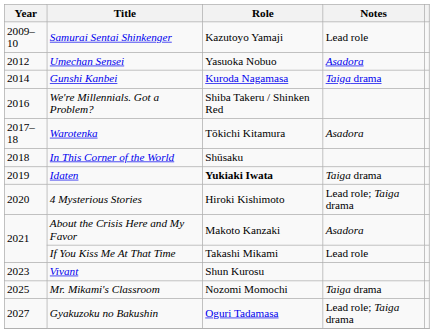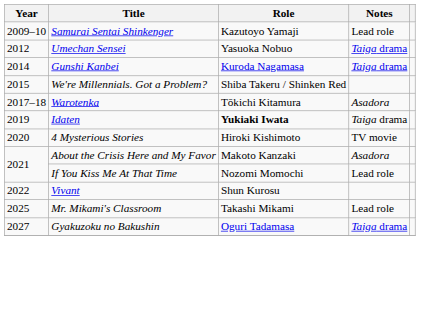(345, 61) Asadora -> (379, 48) Taiga drama
(18, 103) 2016 -> (18, 84) 2015
- row: (112, 157)
(362, 199) Lead role; Taiga drama -> (374, 137) TV movie
(242, 254) Takashi Mikami -> (262, 173) Nozomi Momochi
(18, 271) 2023 -> (18, 191) 2022
(246, 289) Nozomi Momochi -> (257, 208) Takashi Mikami
(354, 289) Taiga drama -> (373, 208) Lead role
(362, 313) Lead role; Taiga drama -> (379, 226) Taiga drama
